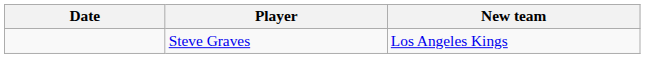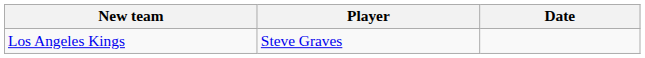columns swapped: (85, 16) <-> (514, 16)
